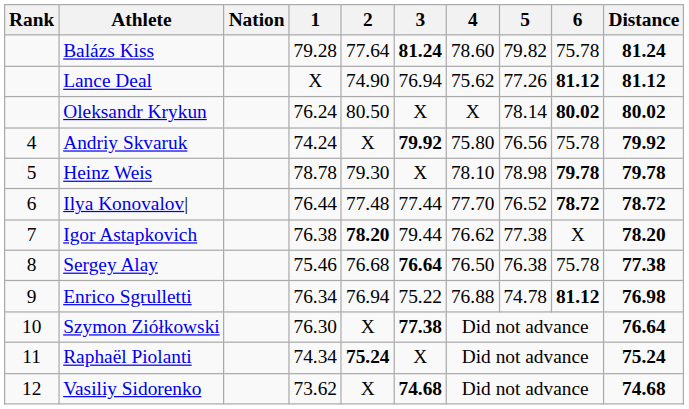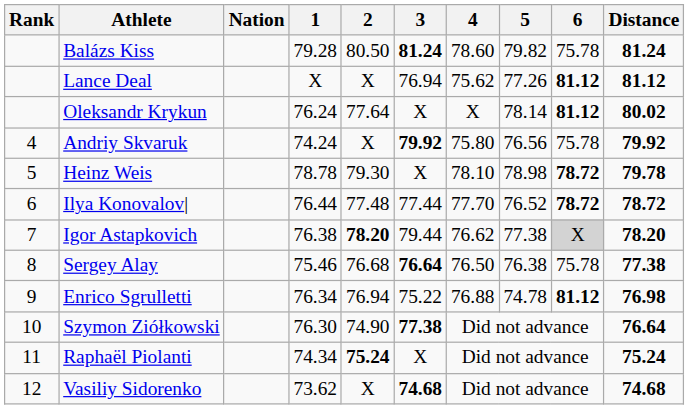(368, 50) 77.64 -> (368, 50) 80.50
(368, 81) 74.90 -> (368, 81) X
(368, 111) 80.50 -> (368, 111) 77.64
(578, 111) 80.02 -> (578, 111) 81.12
(578, 173) 79.78 -> (578, 173) 78.72
(578, 234) no background -> (578, 234) lightgrey background
(368, 326) X -> (368, 326) 74.90
